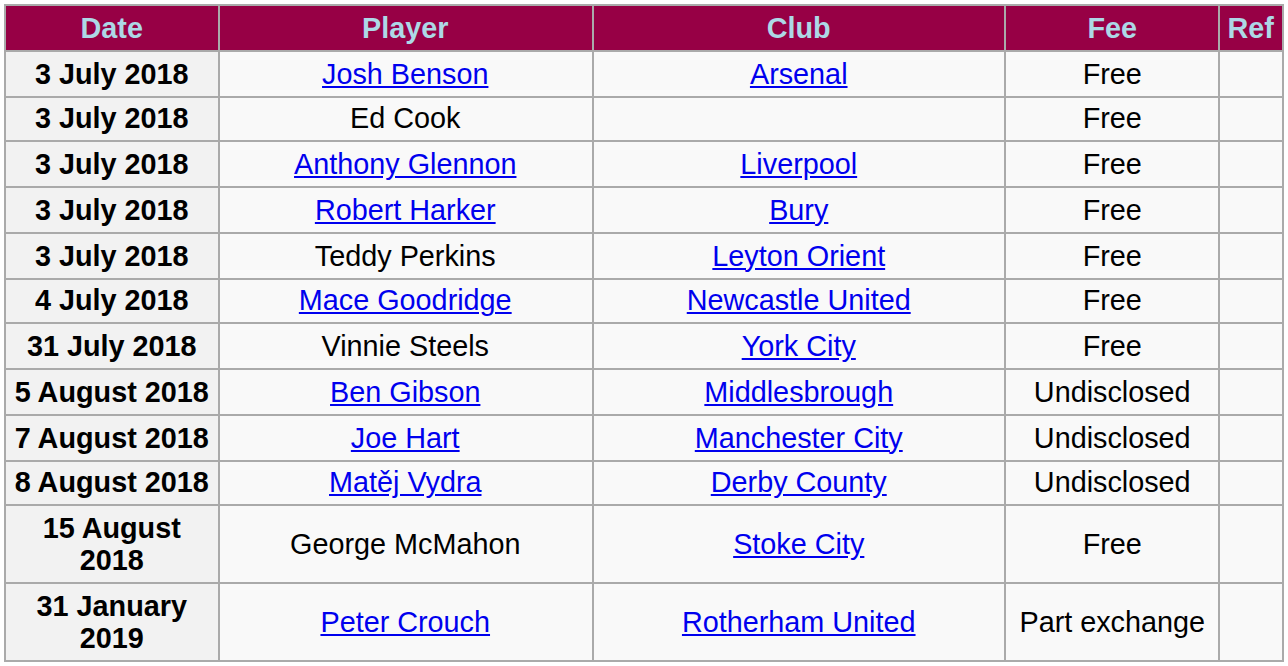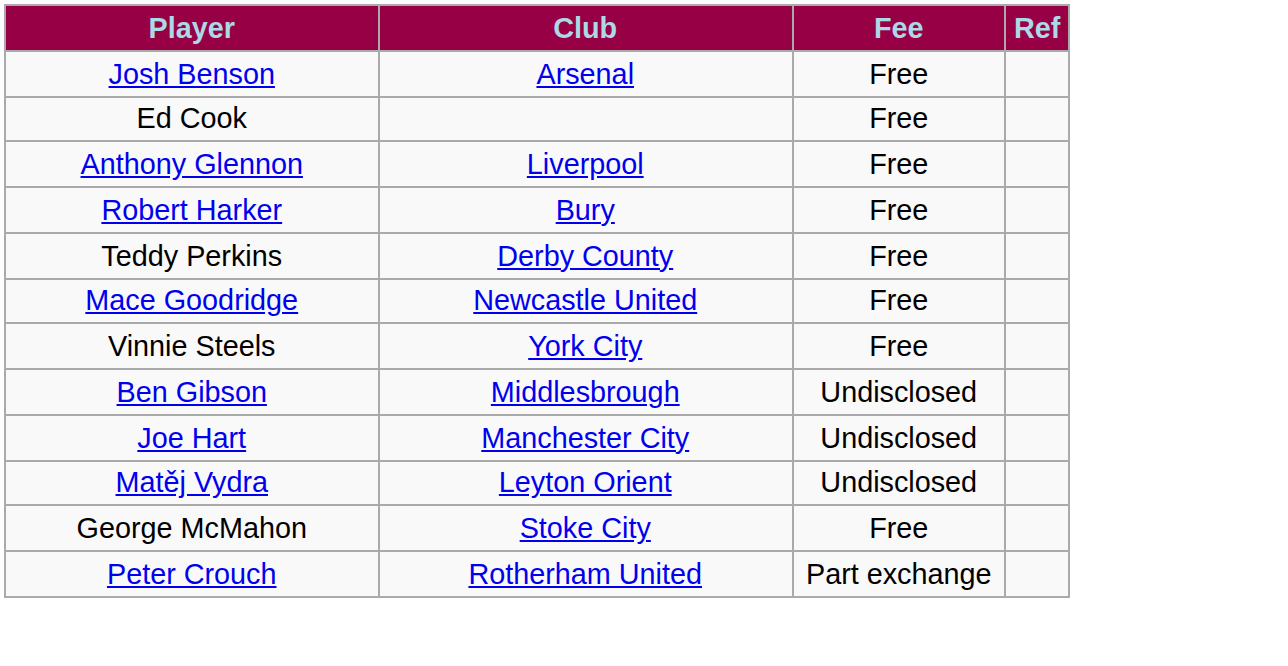- column: (112, 28)
(799, 256) Leyton Orient -> (585, 256) Derby County
(799, 483) Derby County -> (585, 483) Leyton Orient
